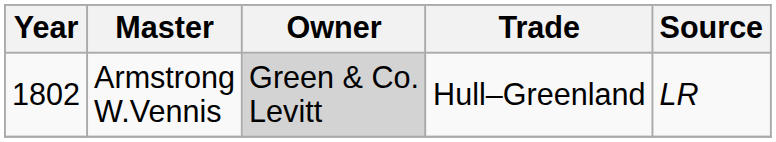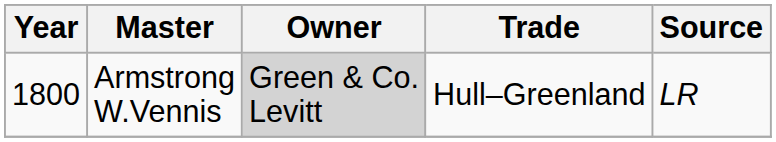(46, 94) 1802 -> (46, 94) 1800
